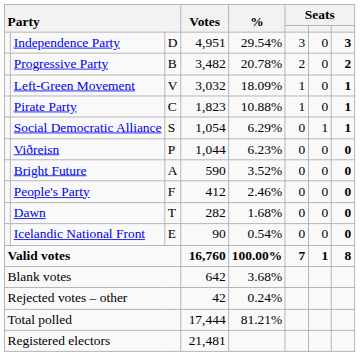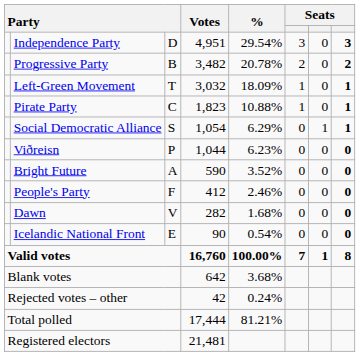(173, 85) V -> (172, 85) T
(172, 213) T -> (173, 213) V
